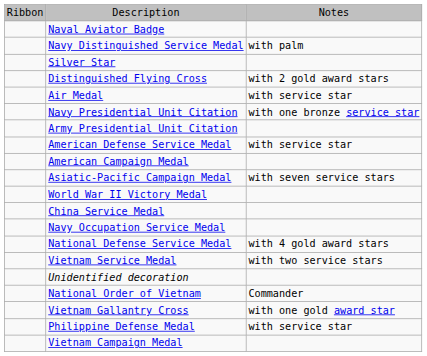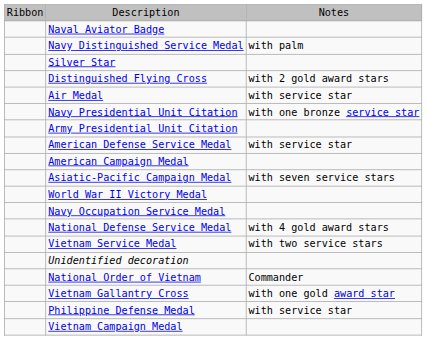- row: (106, 211)
